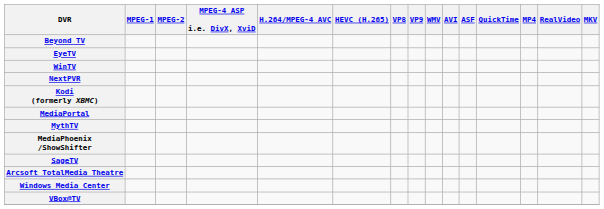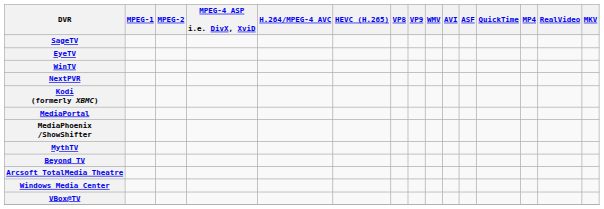rows swapped: (65, 41) <-> (65, 160)
rows swapped: (65, 143) <-> (65, 126)
